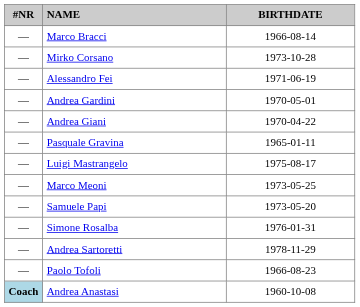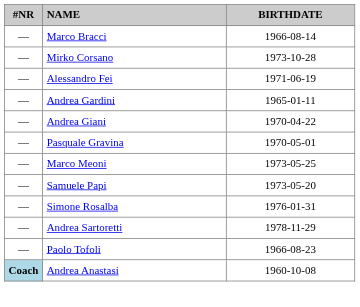(290, 100) 1970-05-01 -> (290, 100) 1965-01-11
(290, 142) 1965-01-11 -> (290, 142) 1970-05-01
- row: (87, 164)
